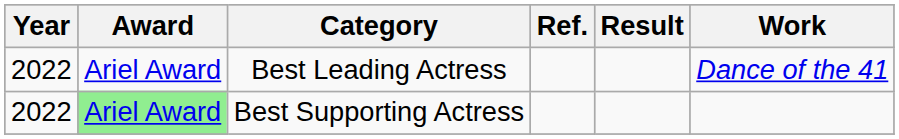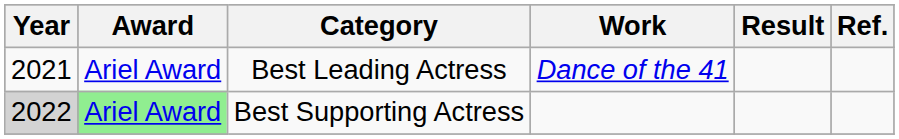columns swapped: (792, 26) <-> (562, 26)
(41, 69) 2022 -> (41, 69) 2021
(41, 112) no background -> (41, 112) lightgrey background
